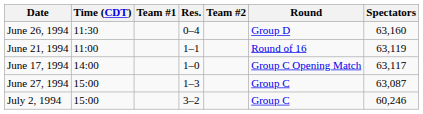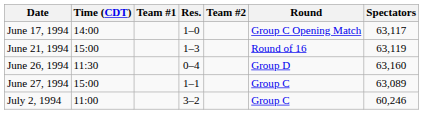rows swapped: (38, 65) <-> (38, 30)
(86, 48) 11:00 -> (86, 48) 15:00
(191, 48) 1–1 -> (191, 48) 1–3
(191, 83) 1–3 -> (191, 83) 1–1
(391, 83) 63,087 -> (391, 83) 63,089
(86, 100) 15:00 -> (86, 100) 11:00
